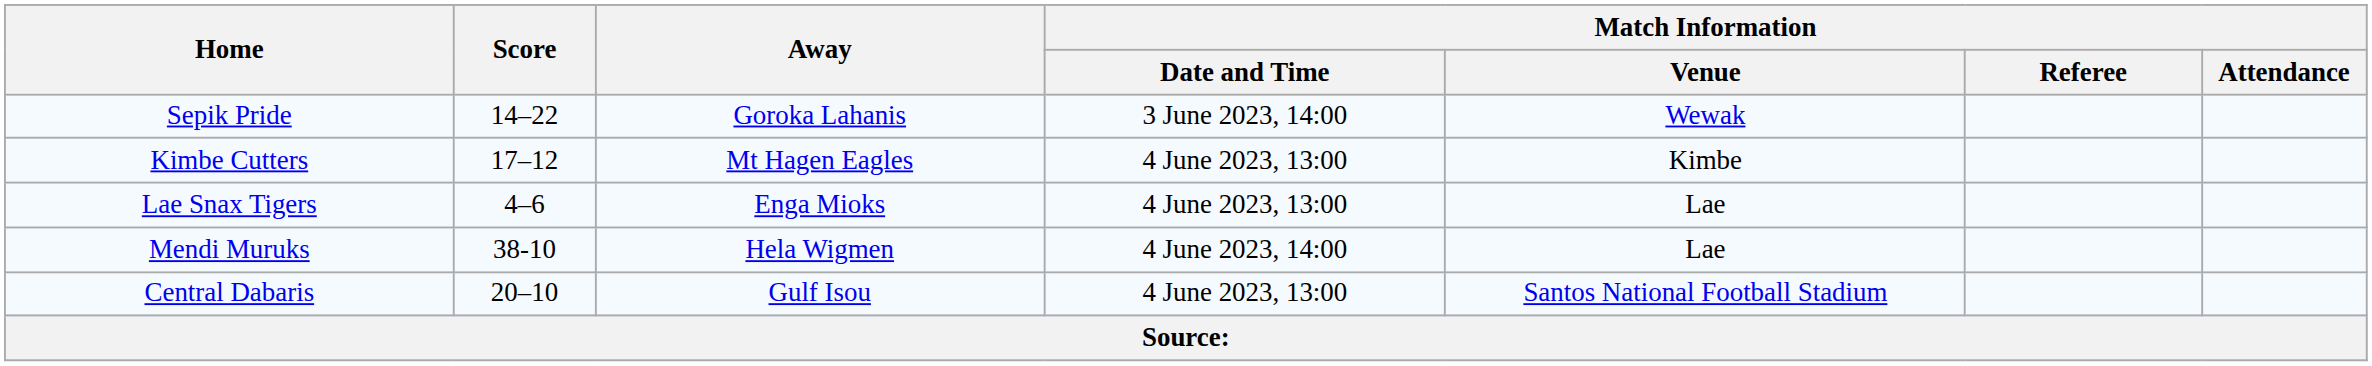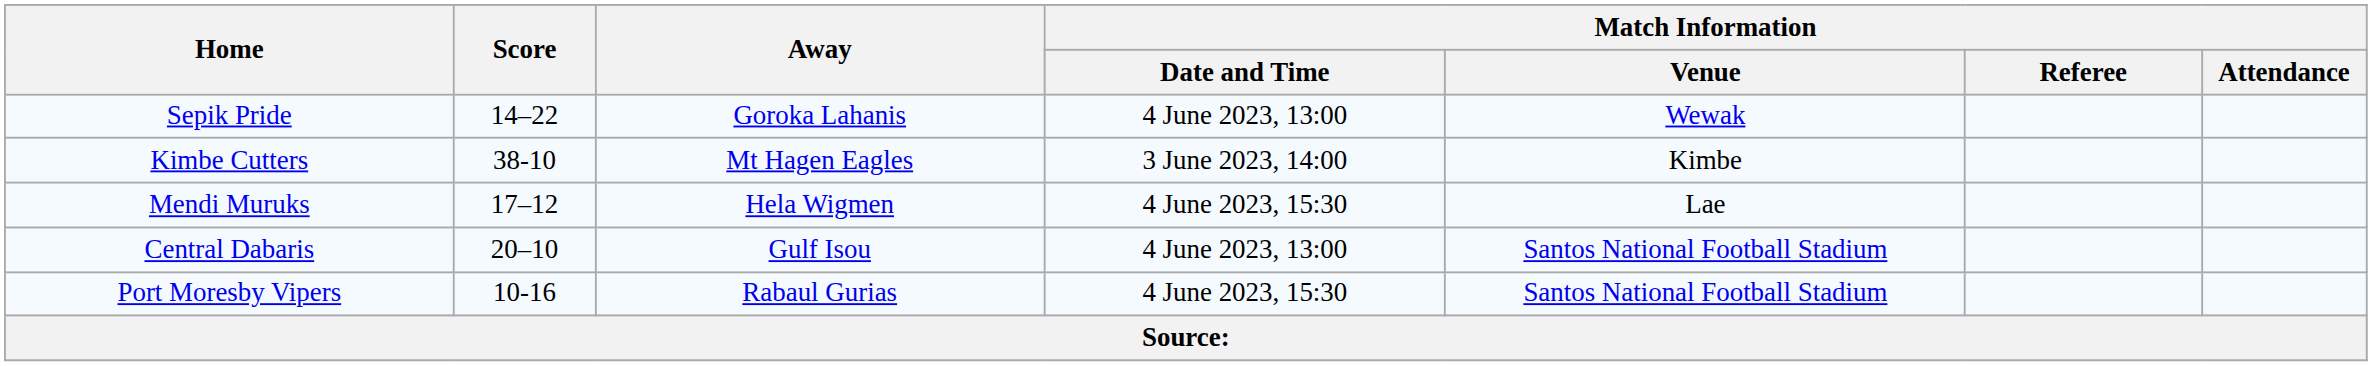(1245, 115) 3 June 2023, 14:00 -> (1245, 115) 4 June 2023, 13:00
(525, 160) 17–12 -> (525, 160) 38-10
(1245, 160) 4 June 2023, 13:00 -> (1245, 160) 3 June 2023, 14:00
- row: (229, 204)
(525, 249) 38-10 -> (525, 204) 17–12
(1245, 249) 4 June 2023, 14:00 -> (1245, 204) 4 June 2023, 15:30
+ row: (229, 293)
